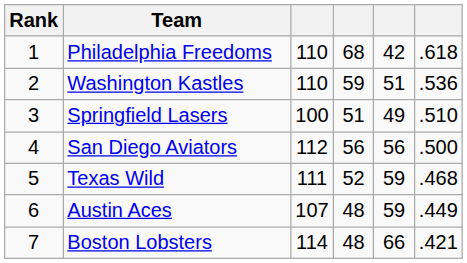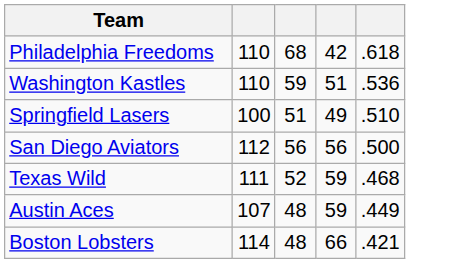- column: (34, 20)
